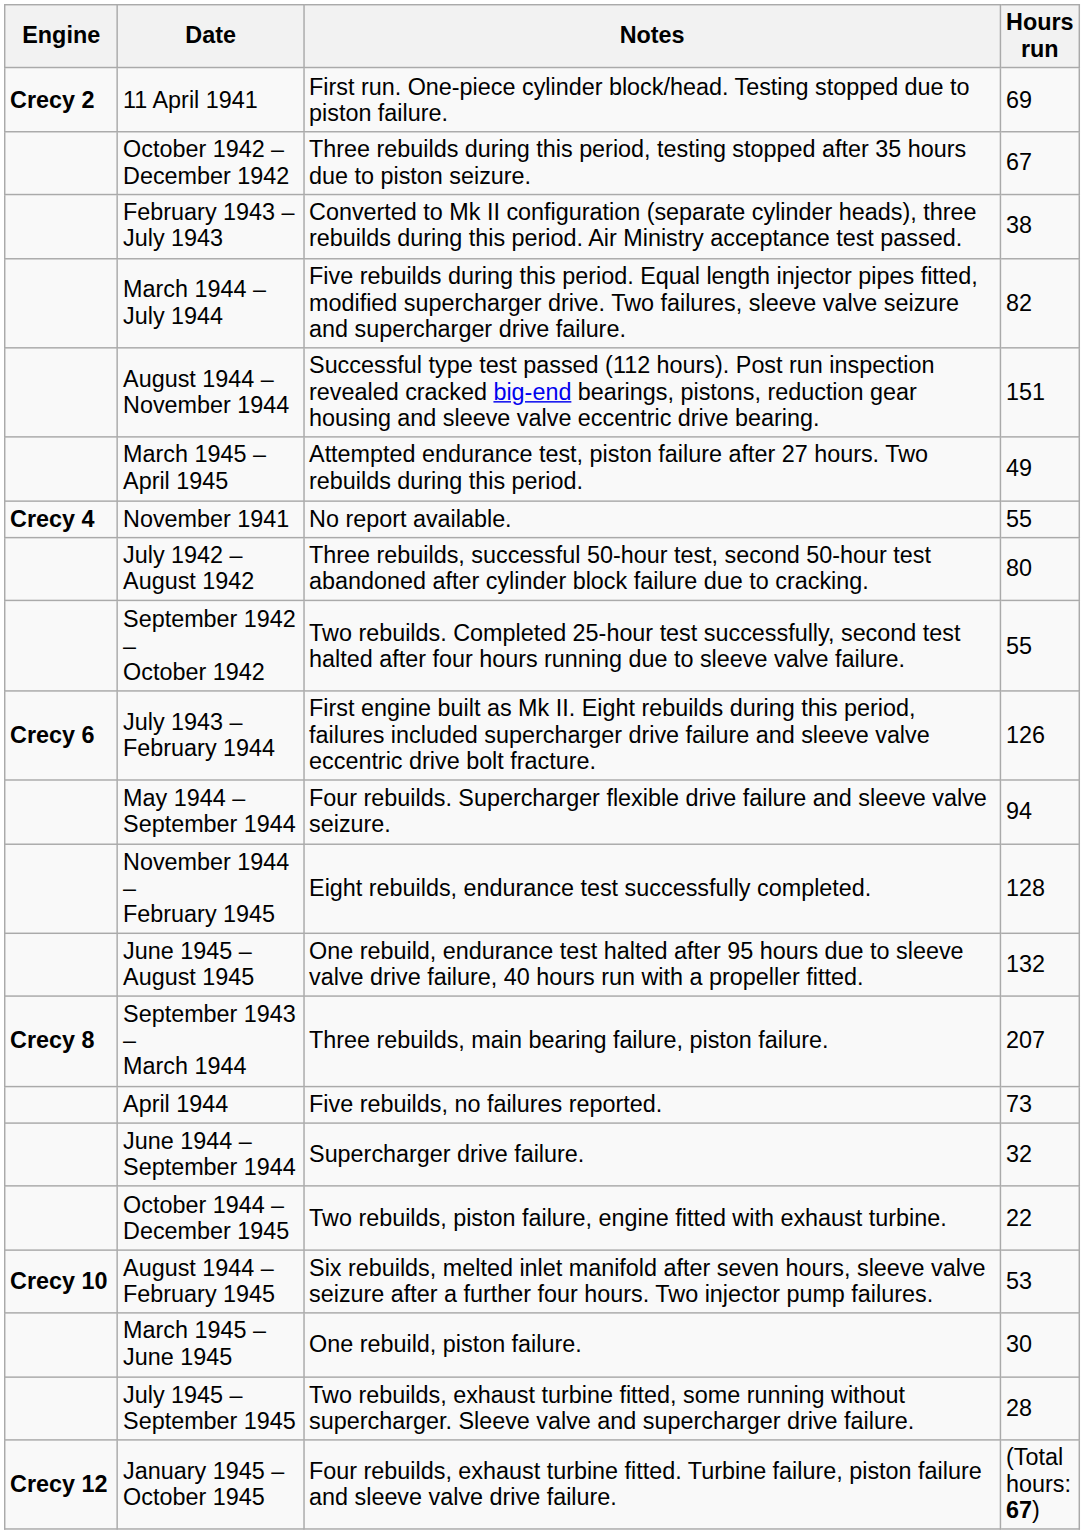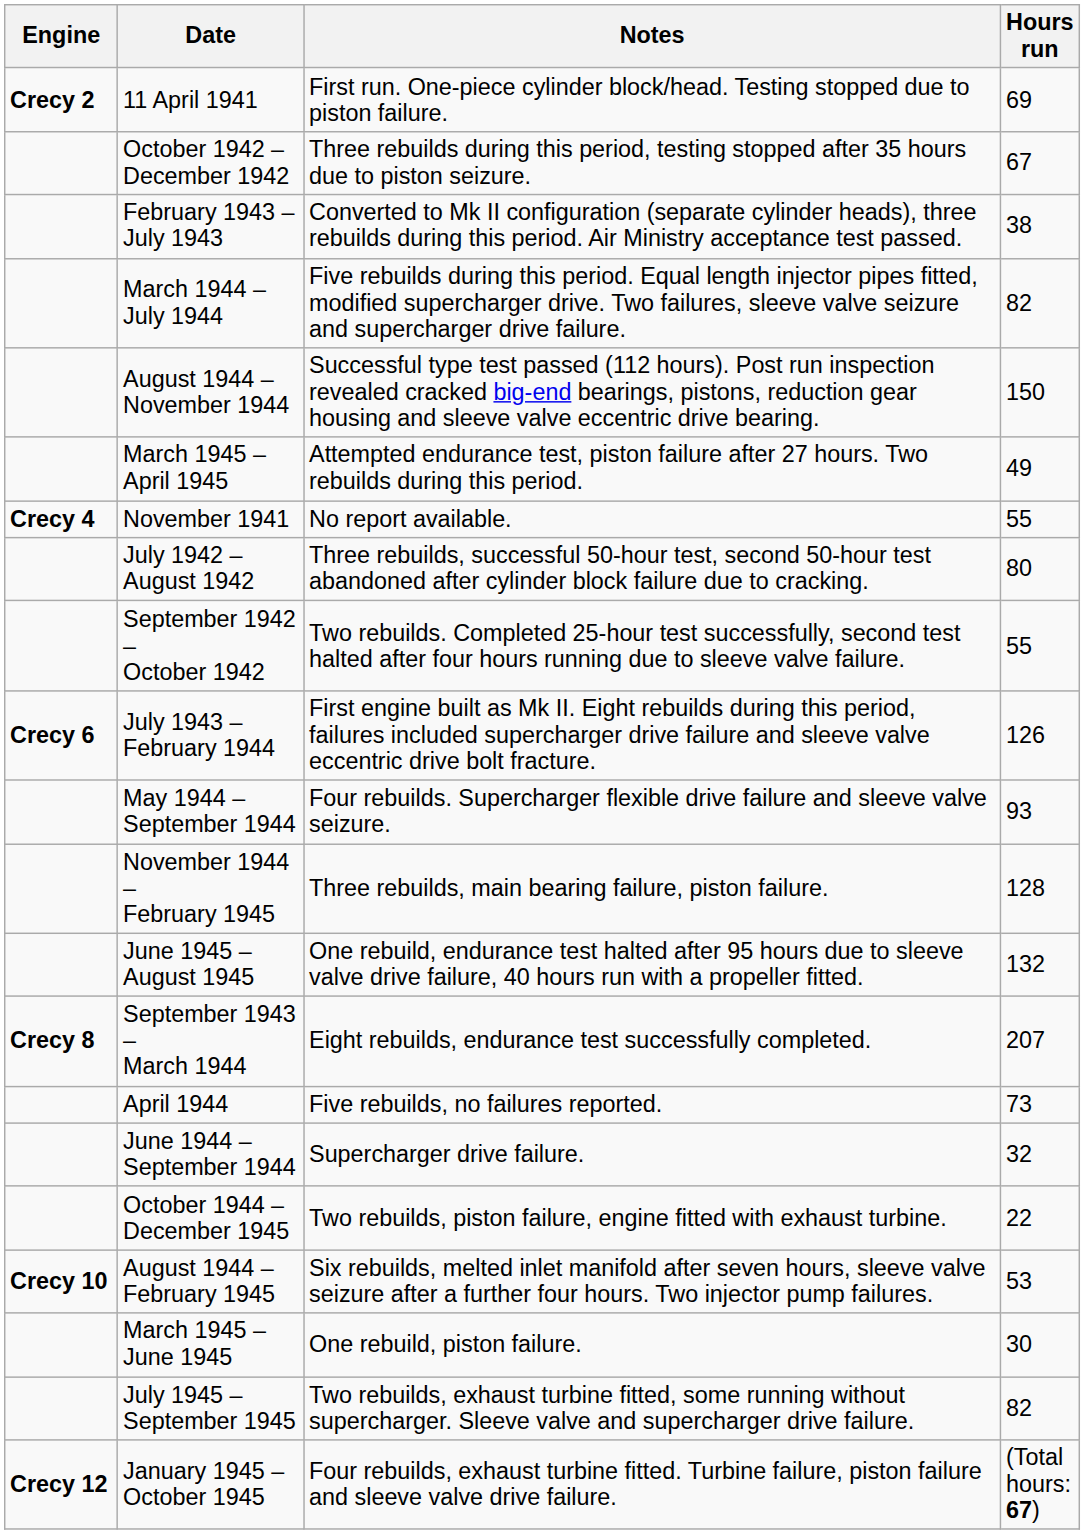(1026, 392) 151 -> (1026, 392) 150
(1019, 811) 94 -> (1019, 811) 93
(590, 888) Eight rebuilds, endurance test successfully completed. -> (569, 888) Three rebuilds, main bearing failure, piston failure.
(569, 1041) Three rebuilds, main bearing failure, piston failure. -> (590, 1041) Eight rebuilds, endurance test successfully completed.
(1019, 1407) 28 -> (1019, 1407) 82
